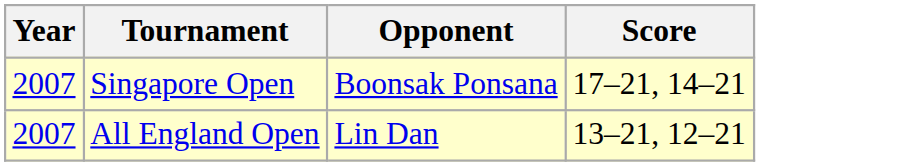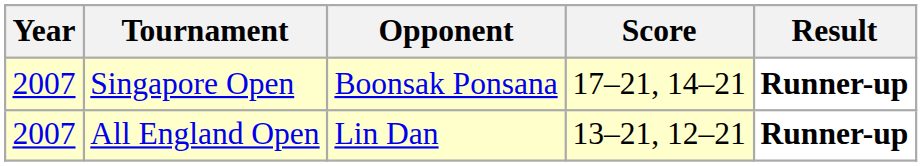+ column: (834, 30)
